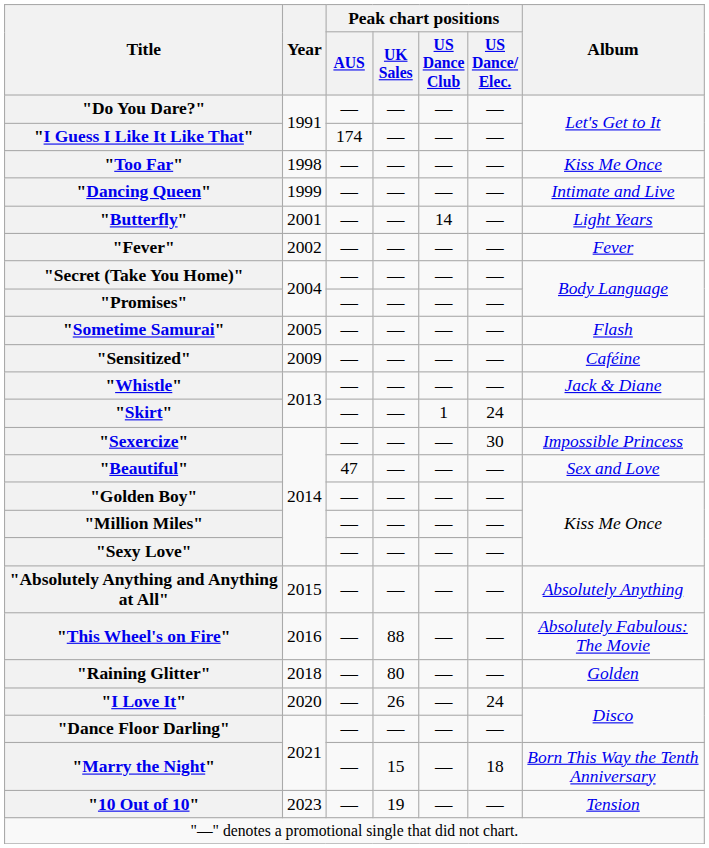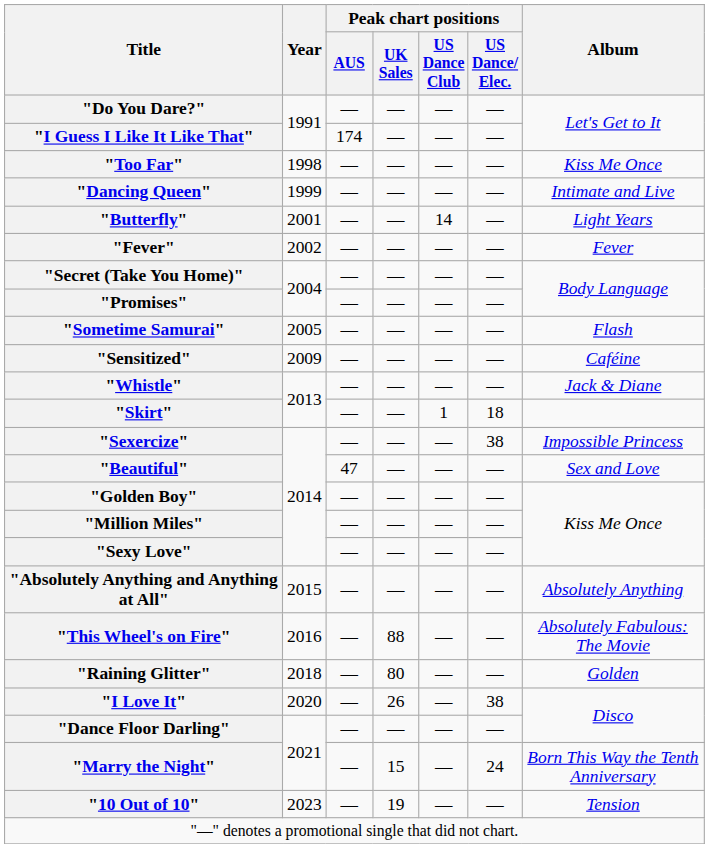(495, 413) 24 -> (495, 413) 18
(495, 440) 30 -> (495, 440) 38
(495, 701) 24 -> (495, 701) 38
(495, 766) 18 -> (495, 766) 24
